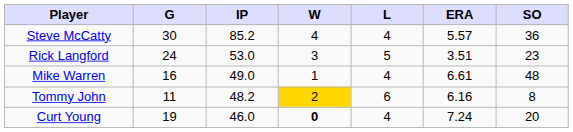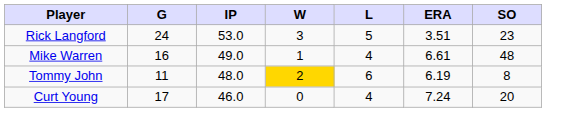- row: (69, 35)
(242, 96) 48.2 -> (231, 76) 48.0
(460, 96) 6.16 -> (438, 76) 6.19
(170, 117) 19 -> (162, 96) 17
(315, 117) bold -> (300, 96) normal
